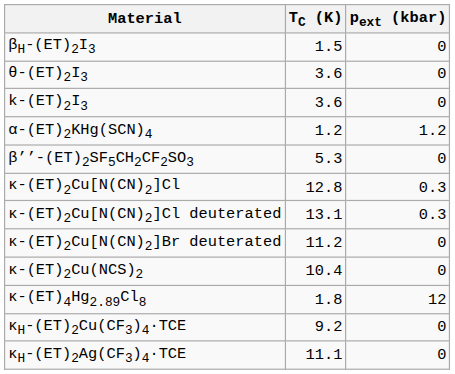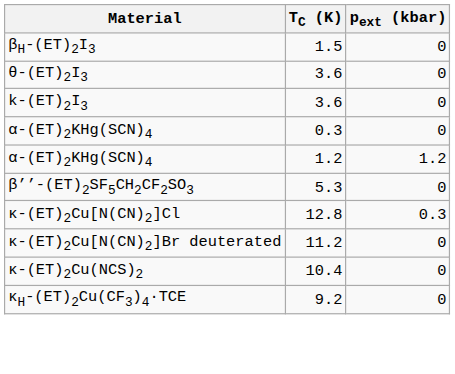+ row: (80, 131)
- row: (145, 215)
- row: (77, 299)
- row: (97, 355)
